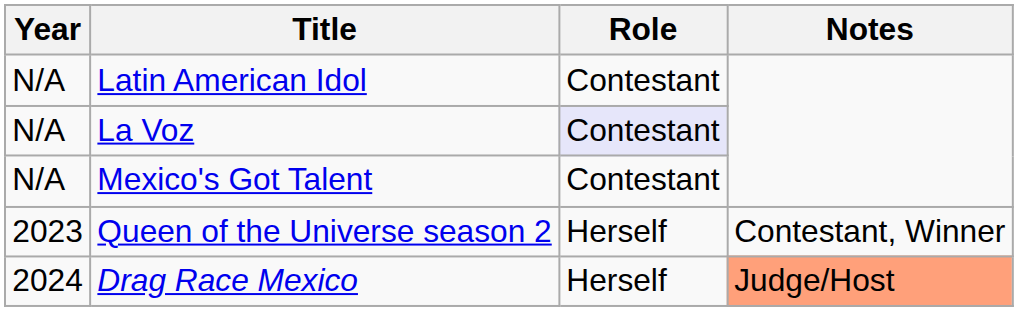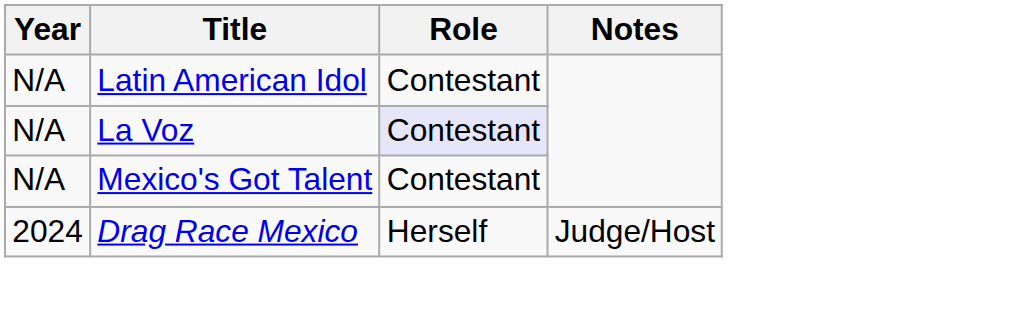- row: (325, 230)
(814, 280) lightsalmon background -> (635, 230) no background
